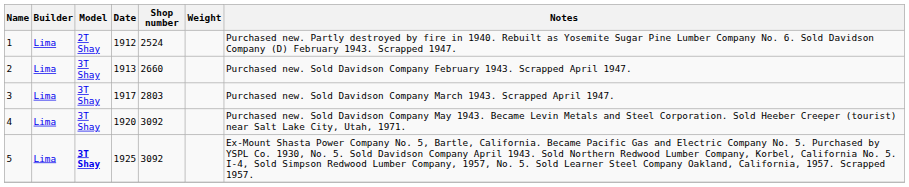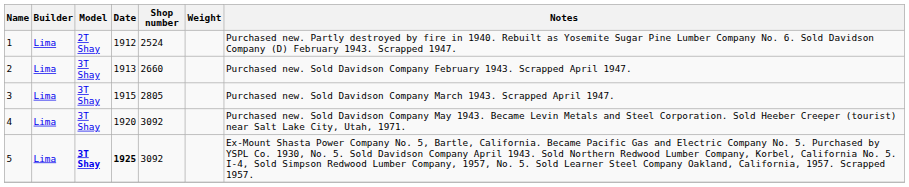(125, 96) 1917 -> (125, 96) 1915
(152, 96) 2803 -> (152, 96) 2805
(125, 158) normal -> (125, 158) bold
